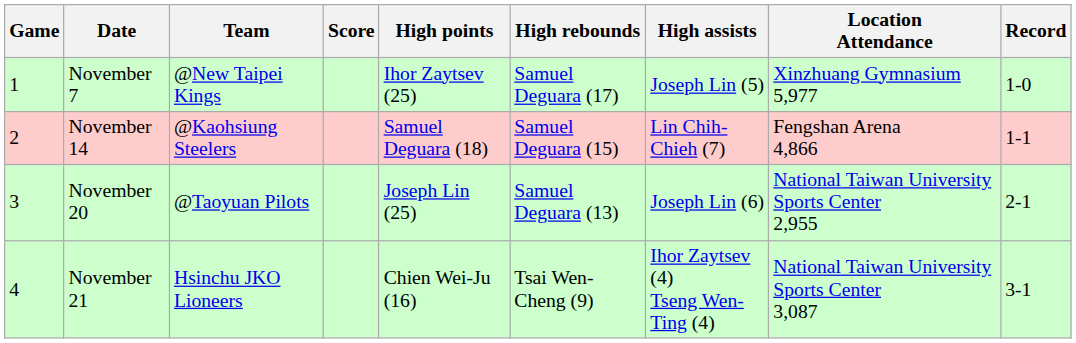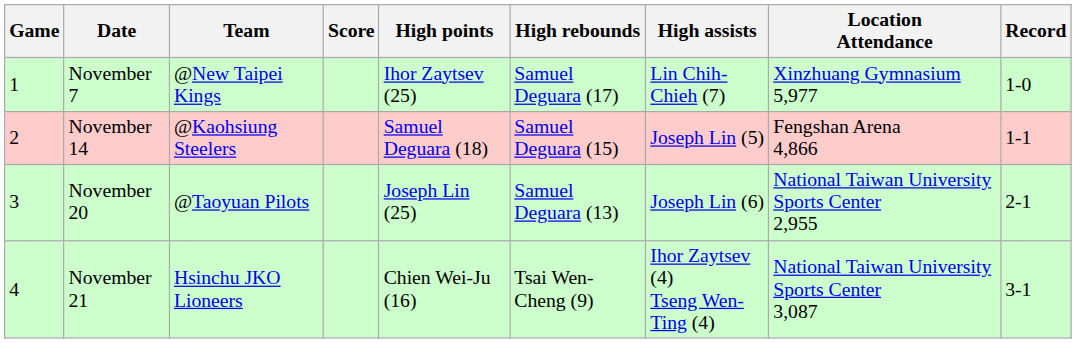(707, 84) Joseph Lin (5) -> (689, 84) Lin Chih-Chieh (7)
(689, 137) Lin Chih-Chieh (7) -> (707, 137) Joseph Lin (5)
